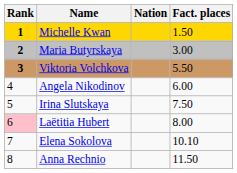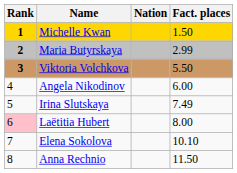(183, 50) 3.00 -> (183, 50) 2.99
(183, 104) 7.50 -> (183, 104) 7.49
